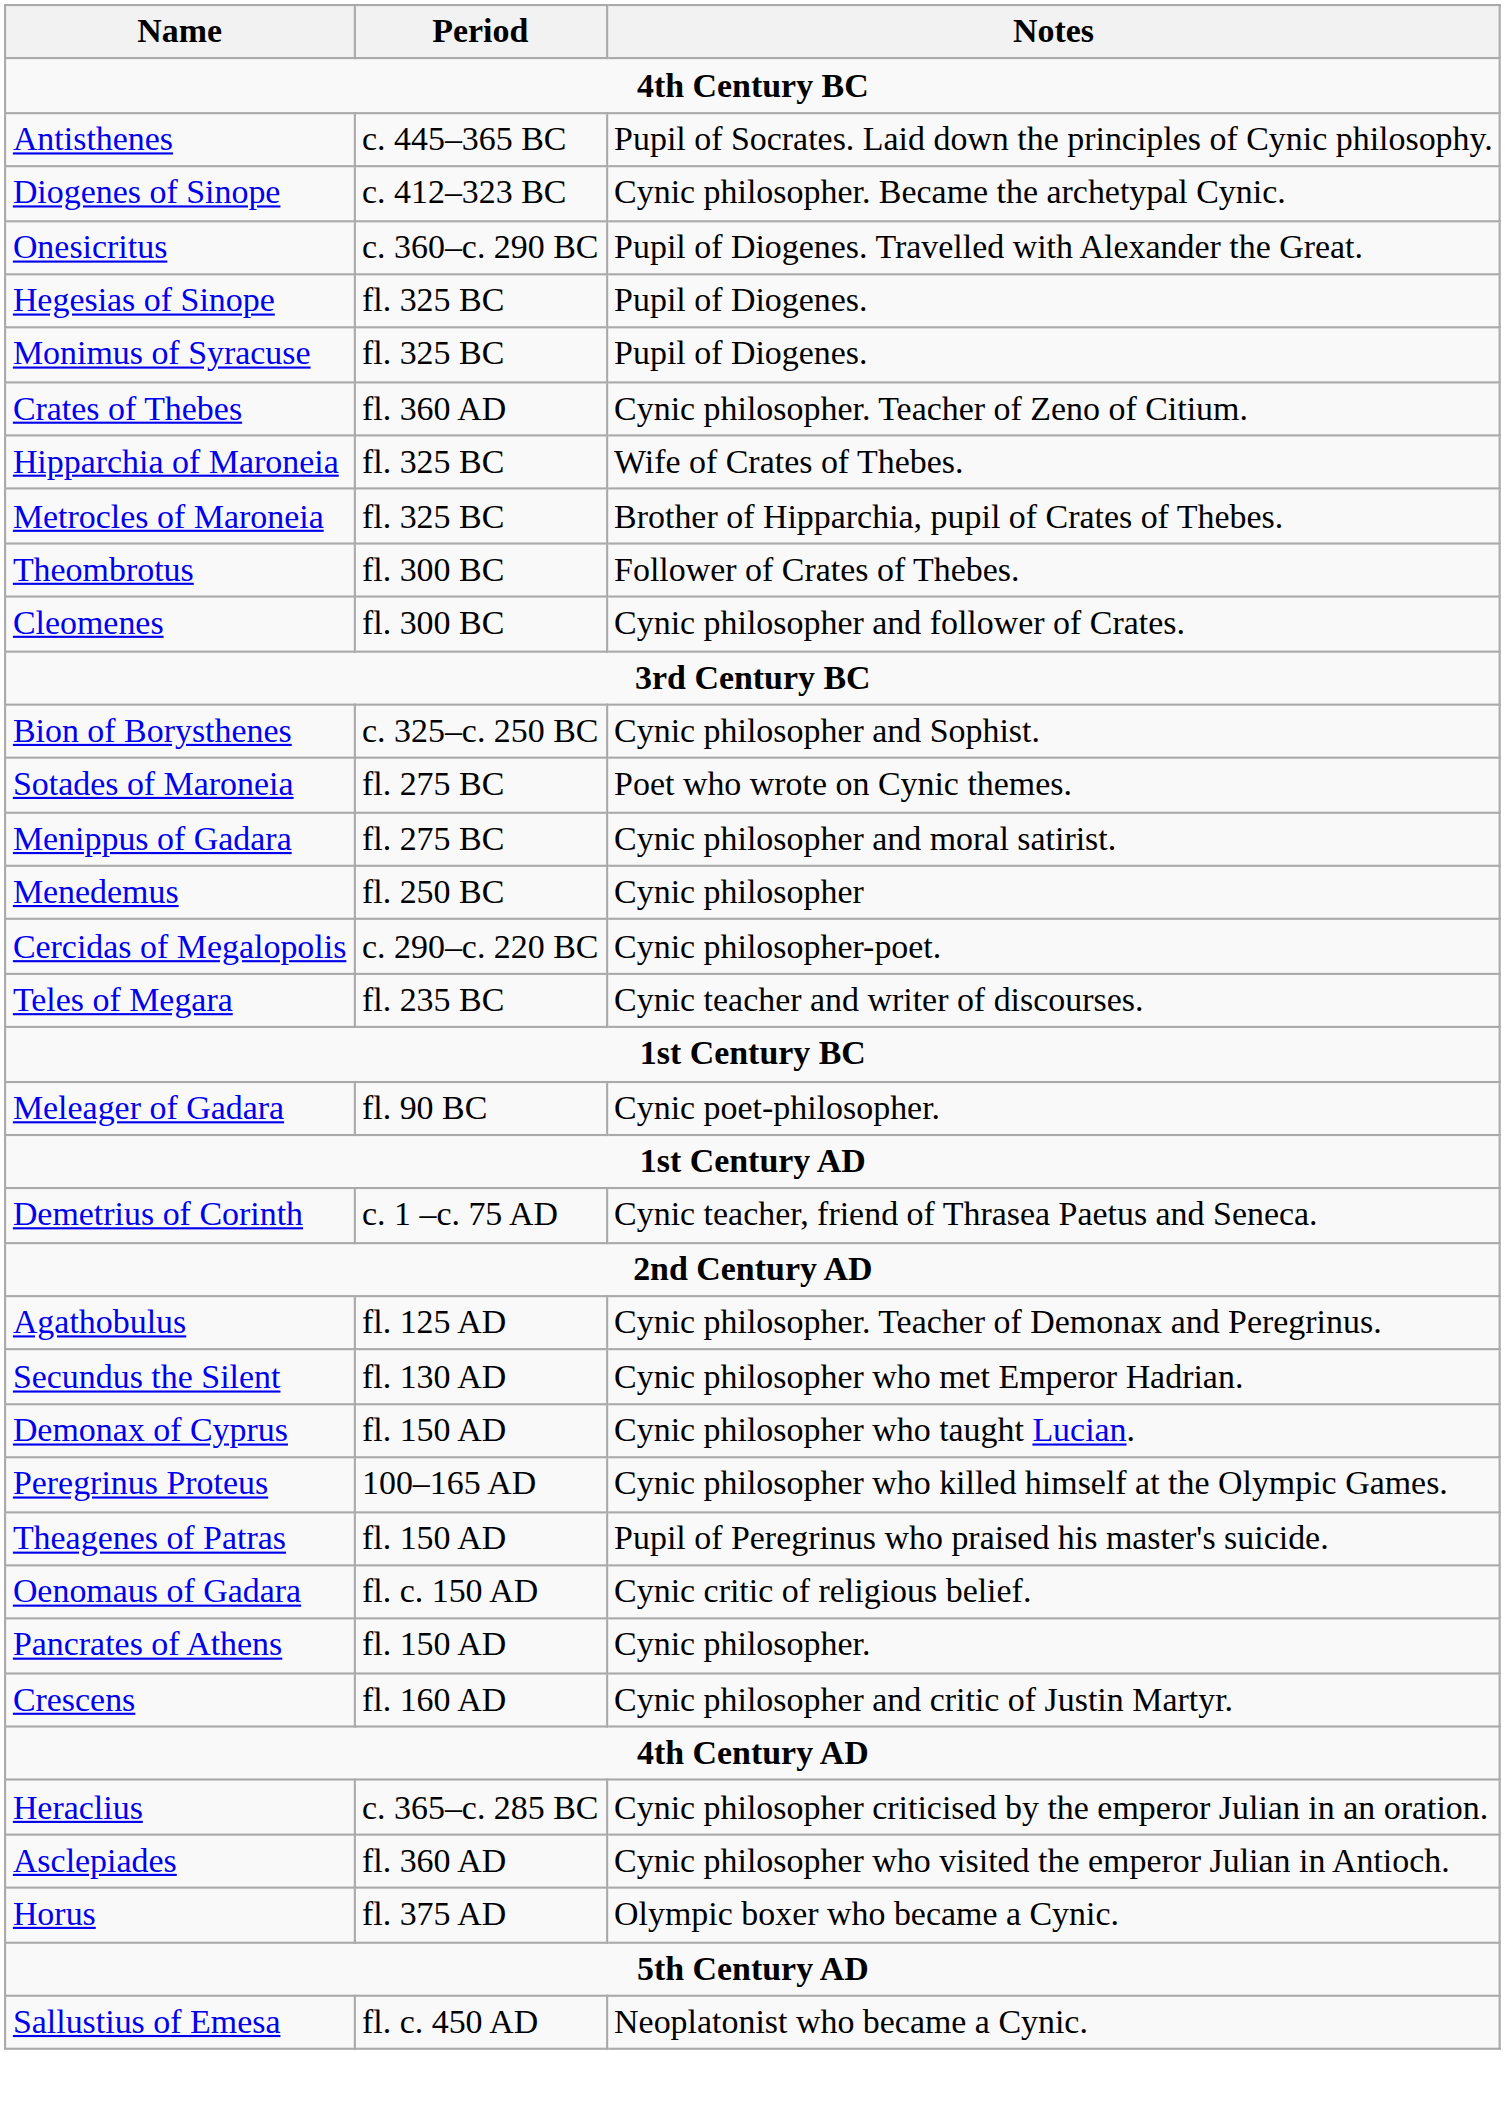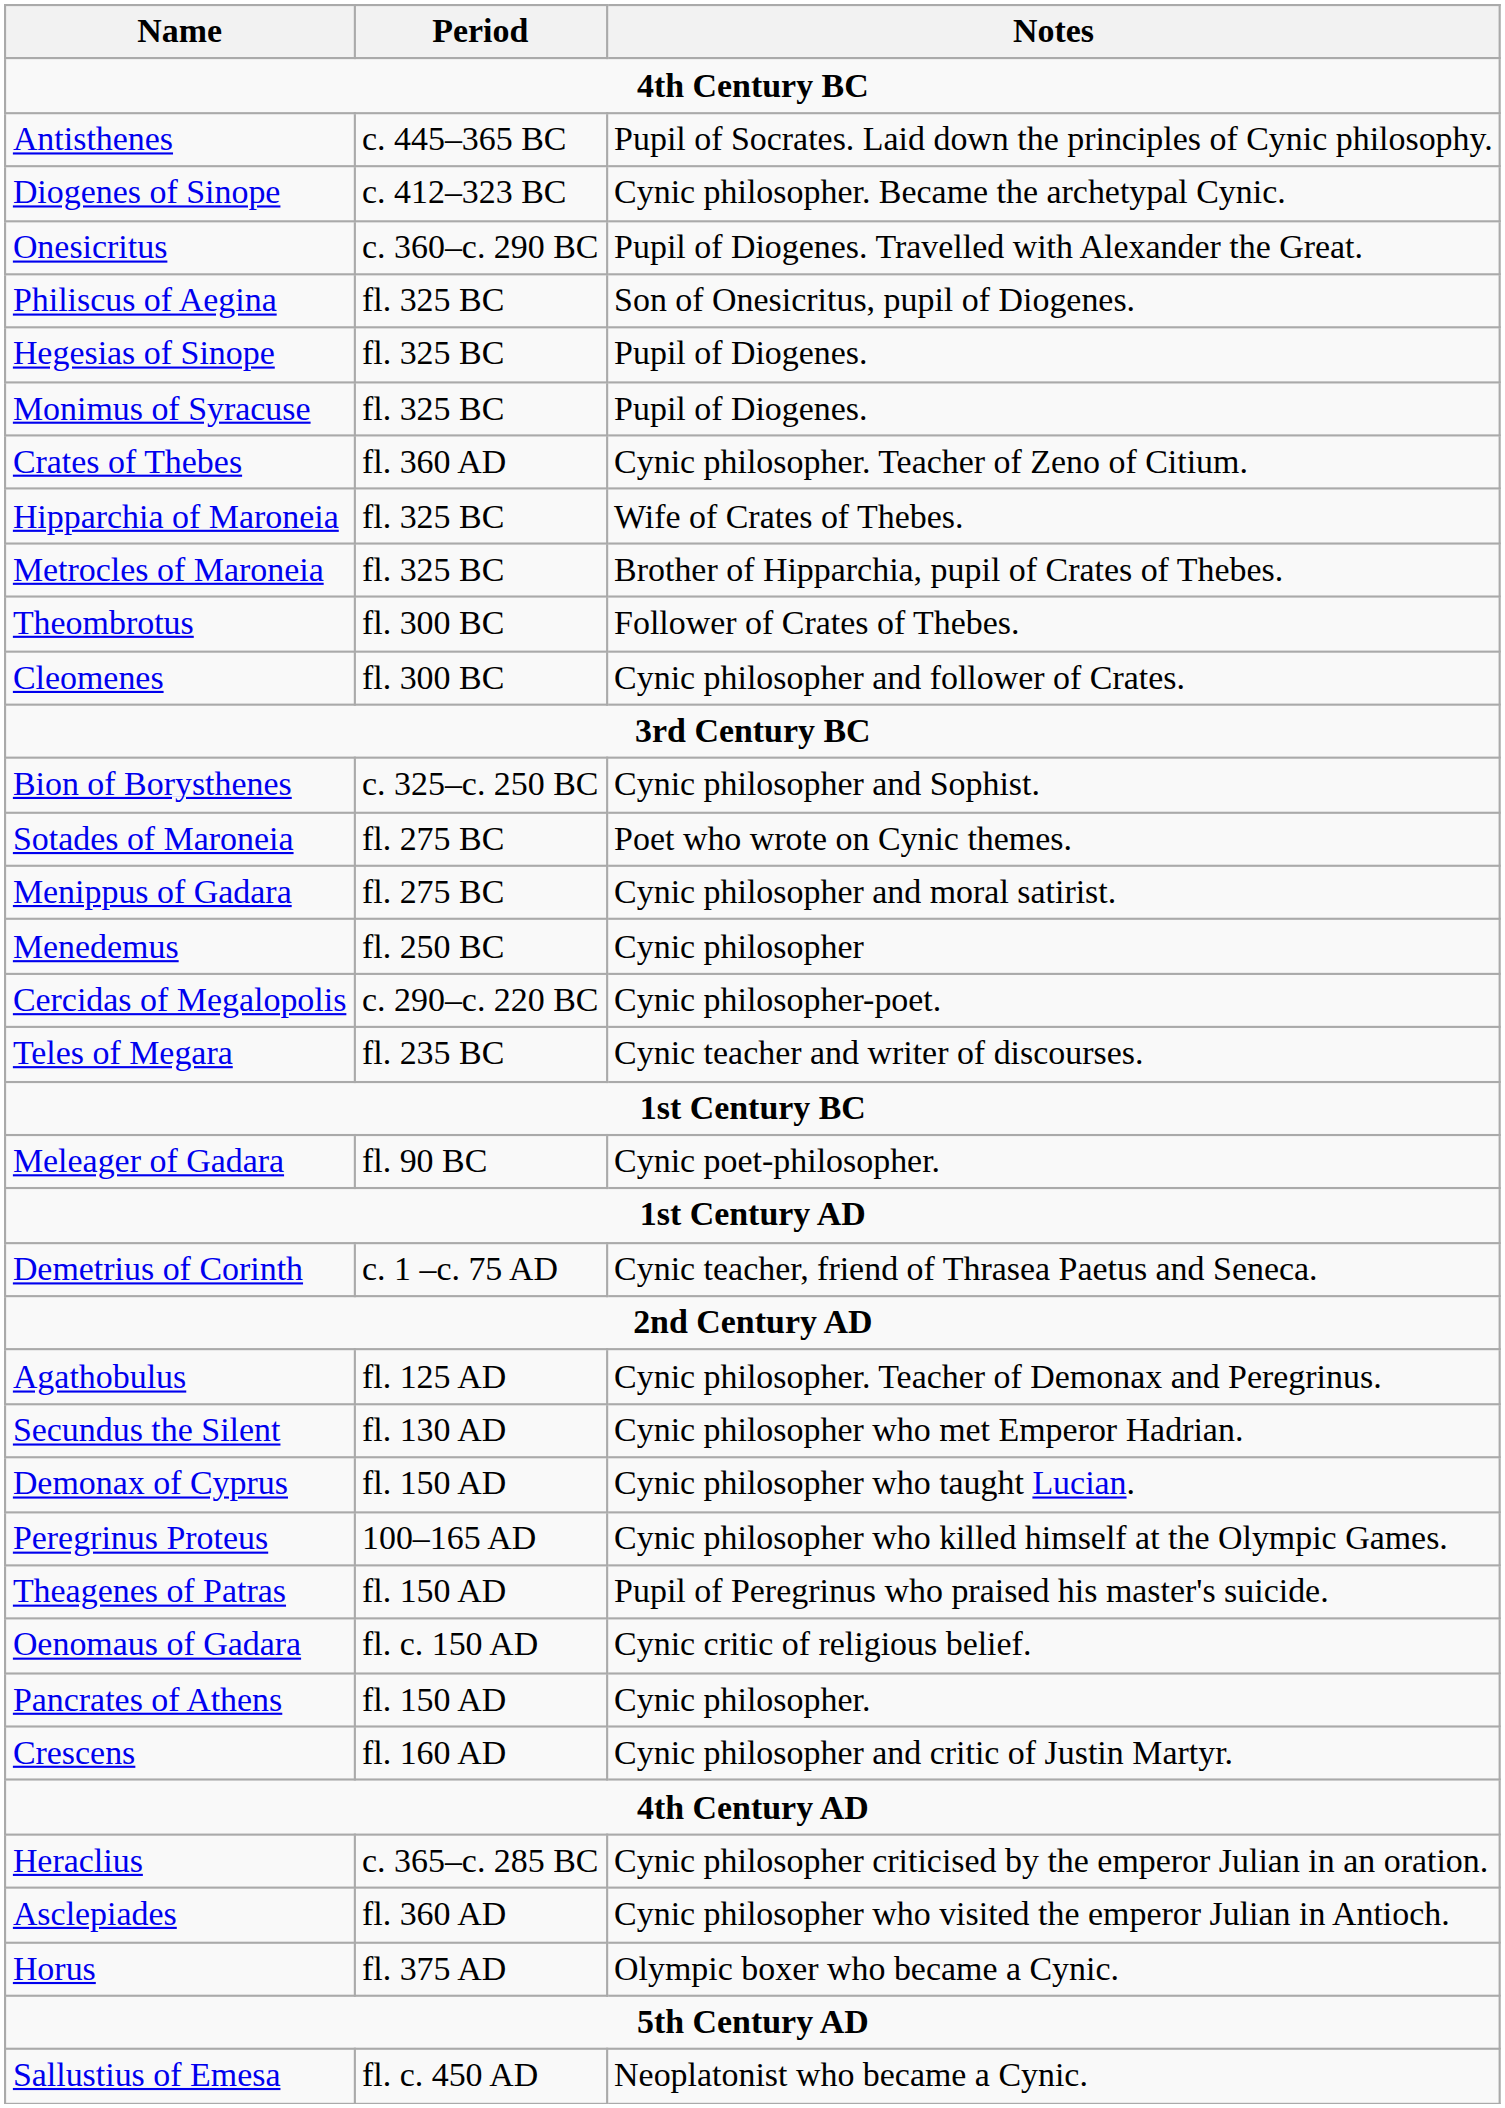+ row: (145, 300)
